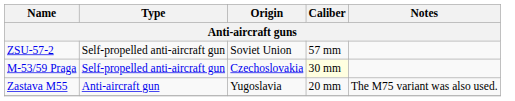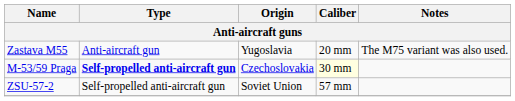rows swapped: (37, 86) <-> (30, 50)
(153, 68) normal -> (159, 68) bold
